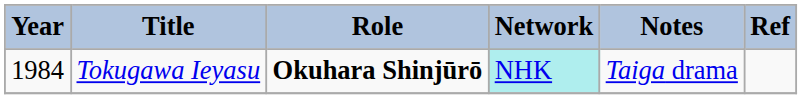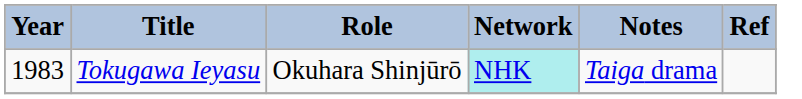(38, 70) 1984 -> (38, 70) 1983
(377, 70) bold -> (367, 70) normal
